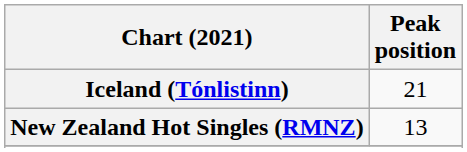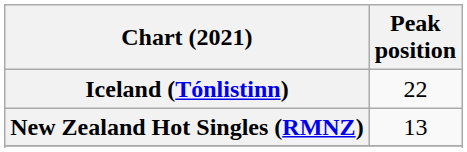(415, 88) 21 -> (415, 88) 22
